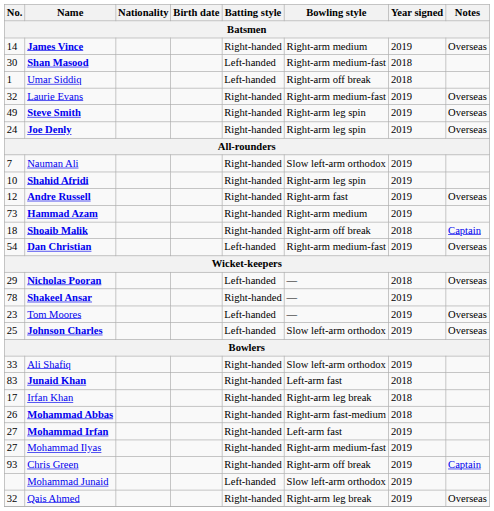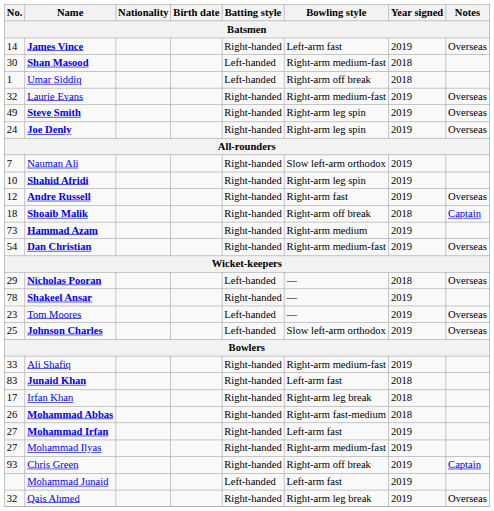(327, 46) Right-arm medium -> (314, 46) Left-arm fast
rows swapped: (58, 230) <-> (63, 213)
(250, 247) Left-handed -> (253, 247) Right-handed
(336, 364) Slow left-arm orthodox -> (336, 364) Right-arm medium-fast
(336, 481) Slow left-arm orthodox -> (314, 481) Left-arm fast
